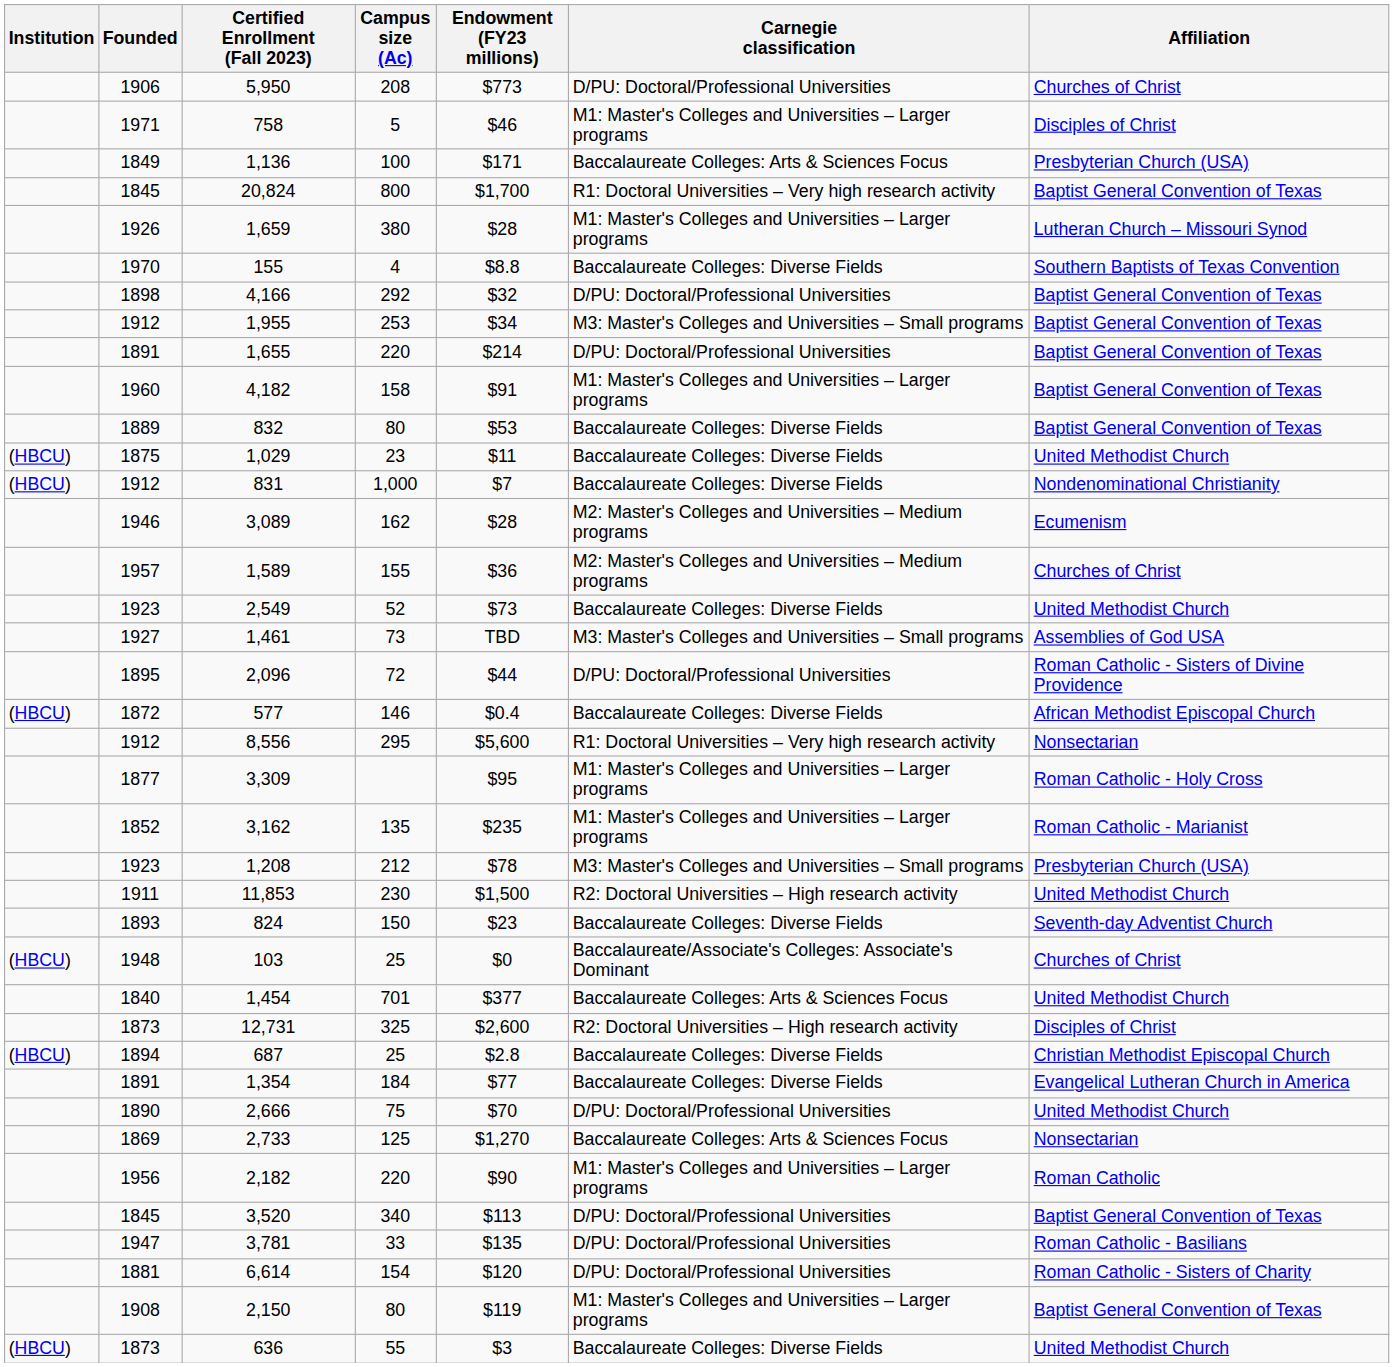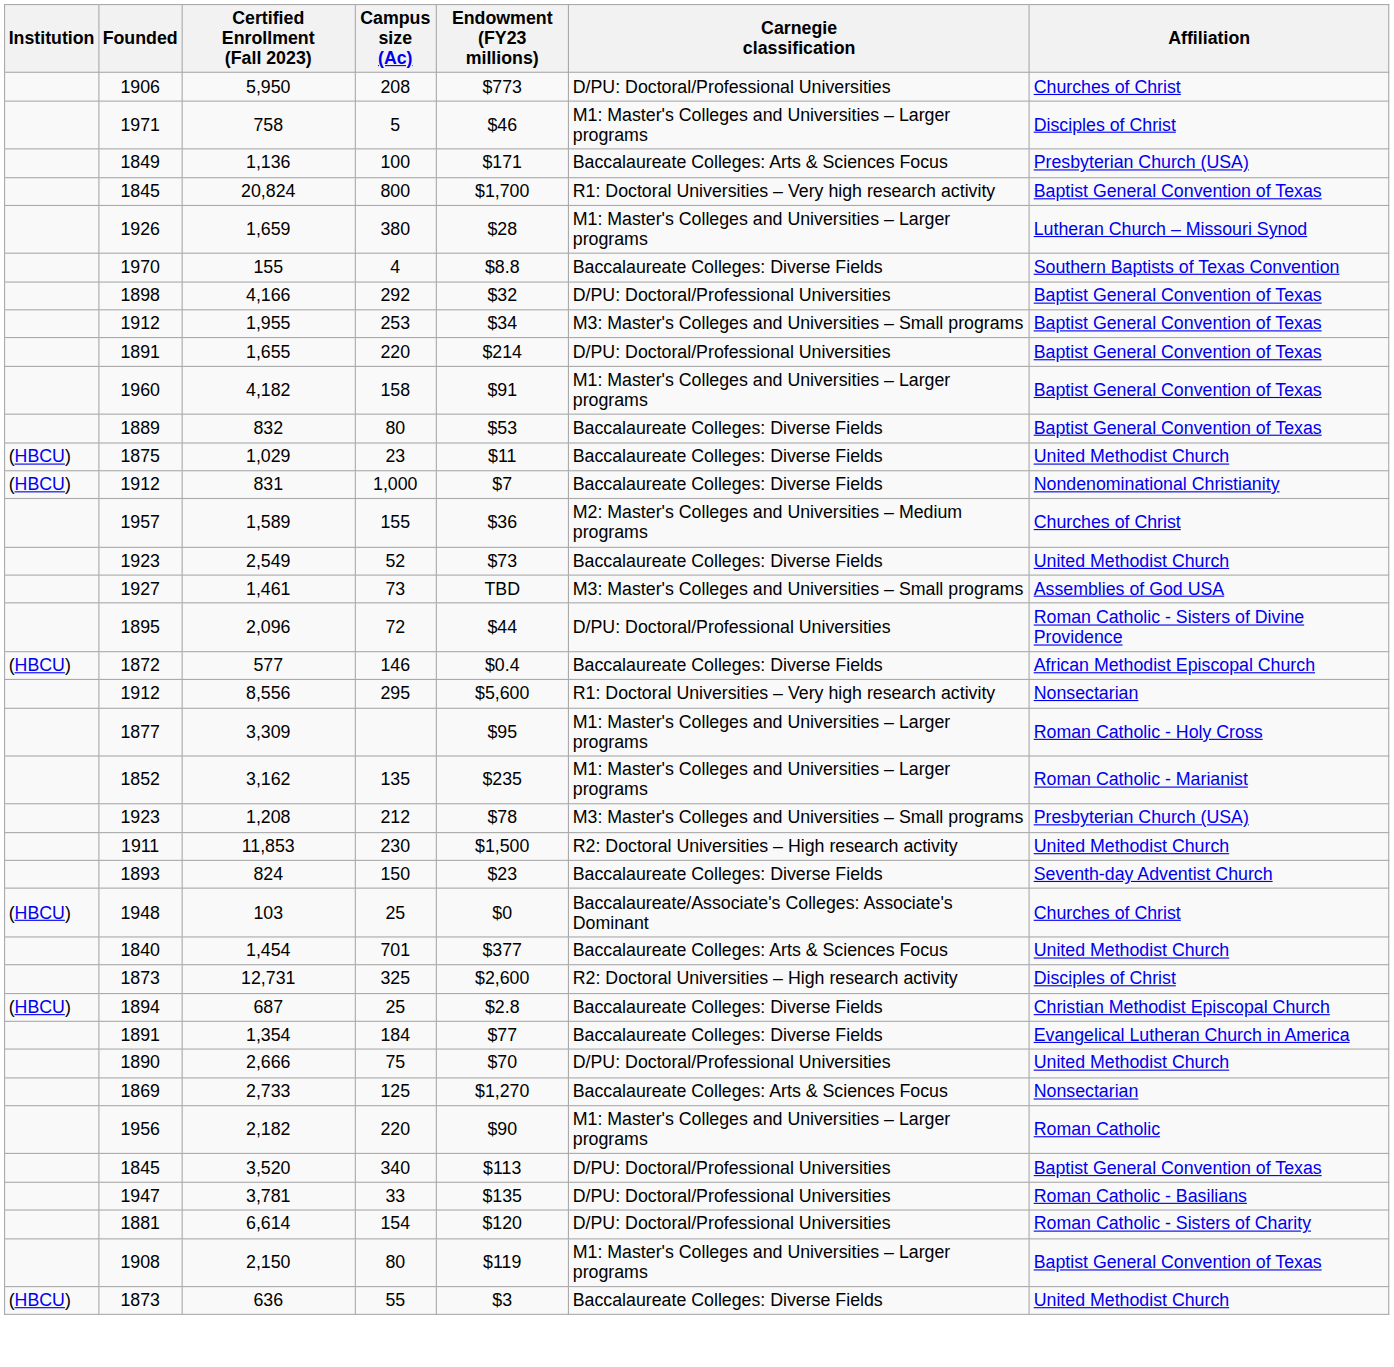- row: (268, 522)
